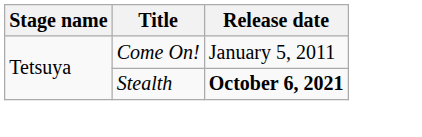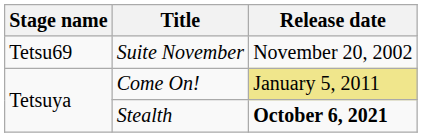+ row: (180, 52)
(272, 52) no background -> (316, 83) khaki background
